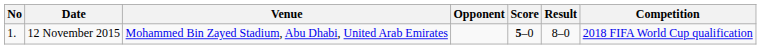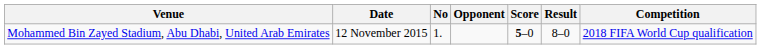columns swapped: (15, 13) <-> (287, 13)
